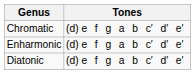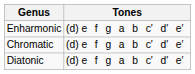rows swapped: (34, 45) <-> (30, 28)
